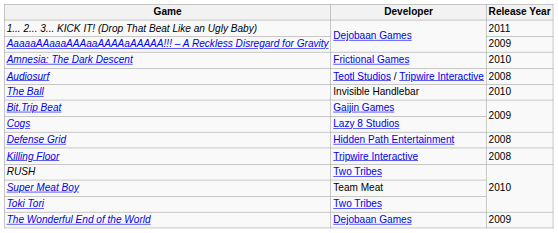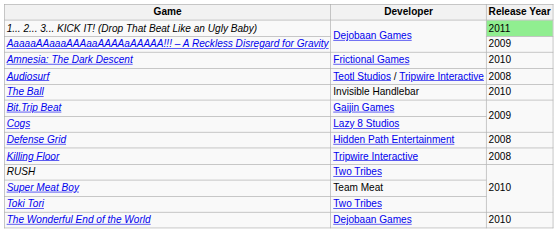(499, 28) no background -> (499, 28) lightgreen background
(500, 220) 2009 -> (500, 220) 2010
